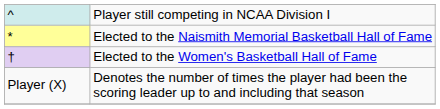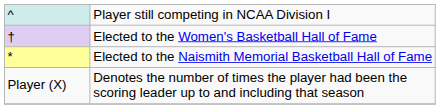rows swapped: (263, 36) <-> (235, 57)
